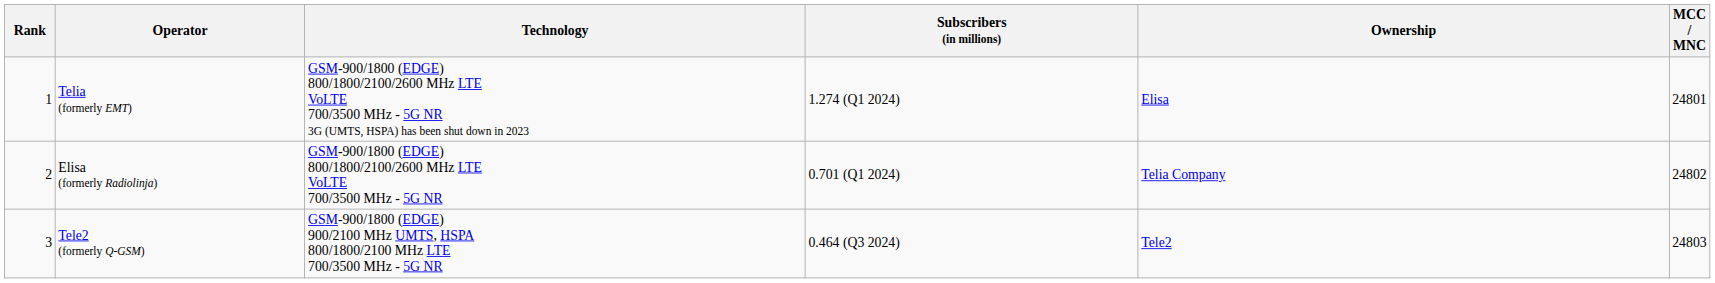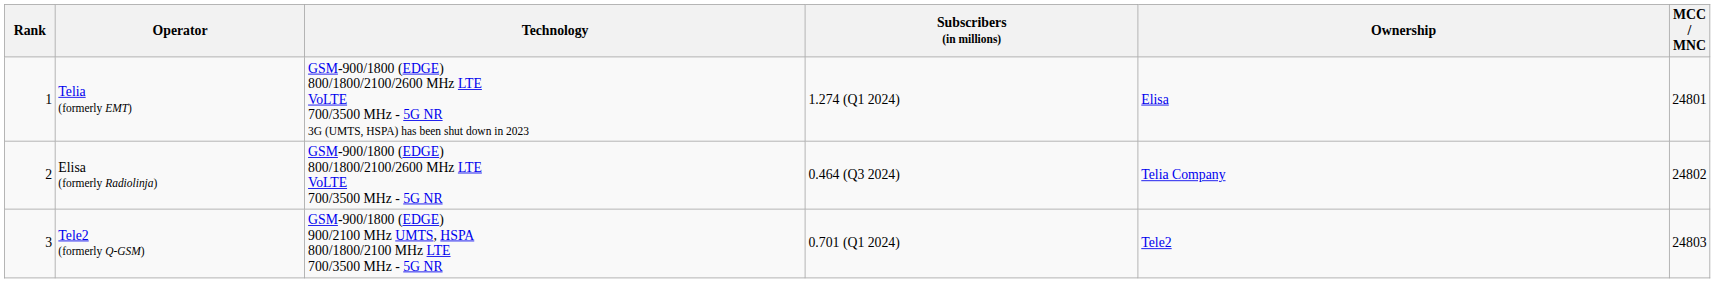(854, 175) 0.701 (Q1 2024) -> (854, 175) 0.464 (Q3 2024)
(854, 243) 0.464 (Q3 2024) -> (854, 243) 0.701 (Q1 2024)
